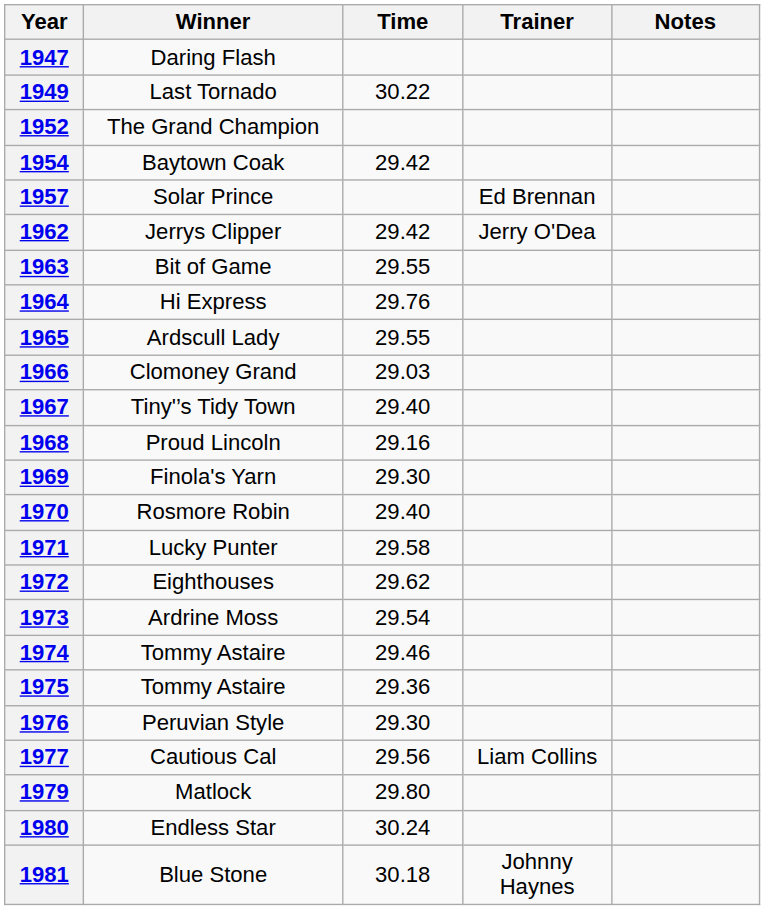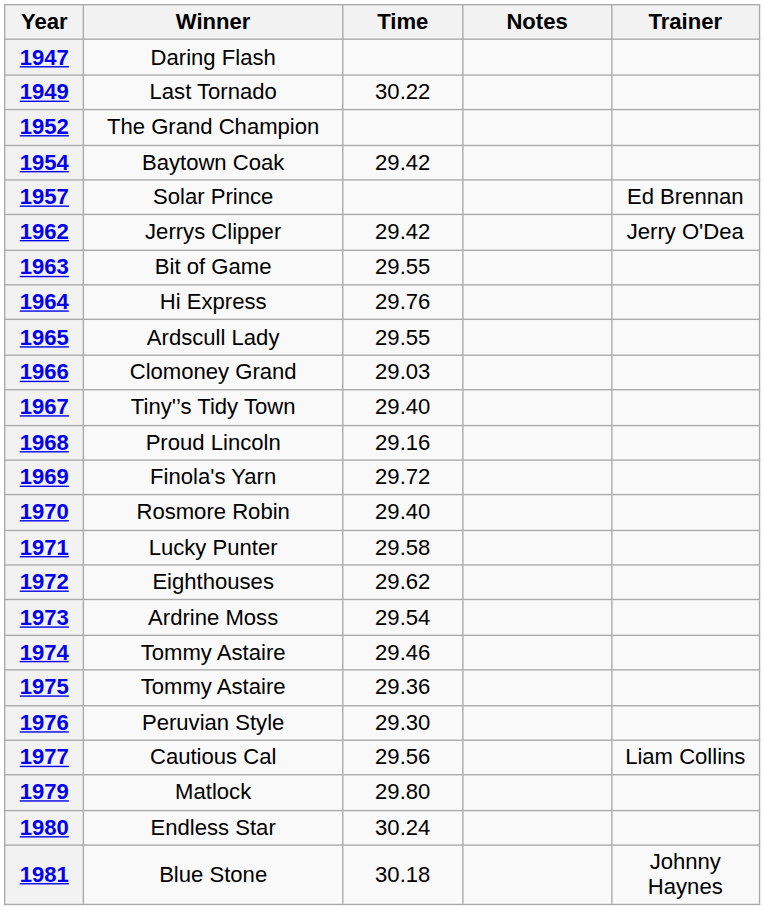columns swapped: (537, 22) <-> (685, 22)
(403, 477) 29.30 -> (403, 477) 29.72
